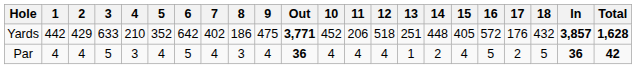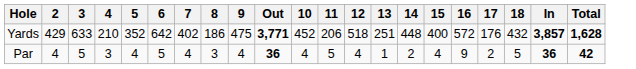- column: (55, 14)
(464, 34) 405 -> (438, 34) 400
(358, 53) 4 -> (331, 53) 5
(491, 53) 5 -> (464, 53) 9
